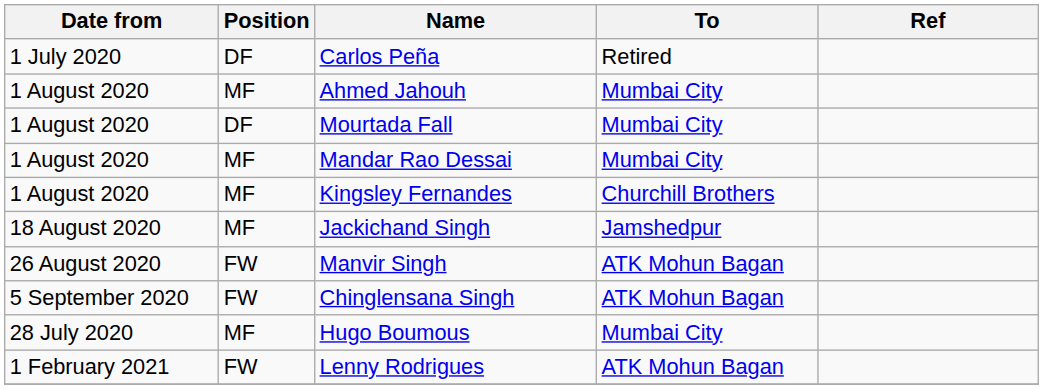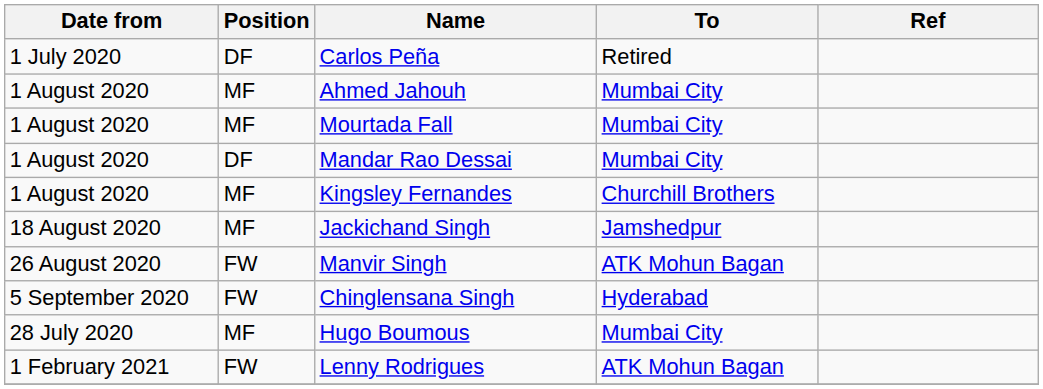(238, 125) DF -> (239, 125) MF
(239, 159) MF -> (238, 159) DF
(693, 297) ATK Mohun Bagan -> (655, 297) Hyderabad
